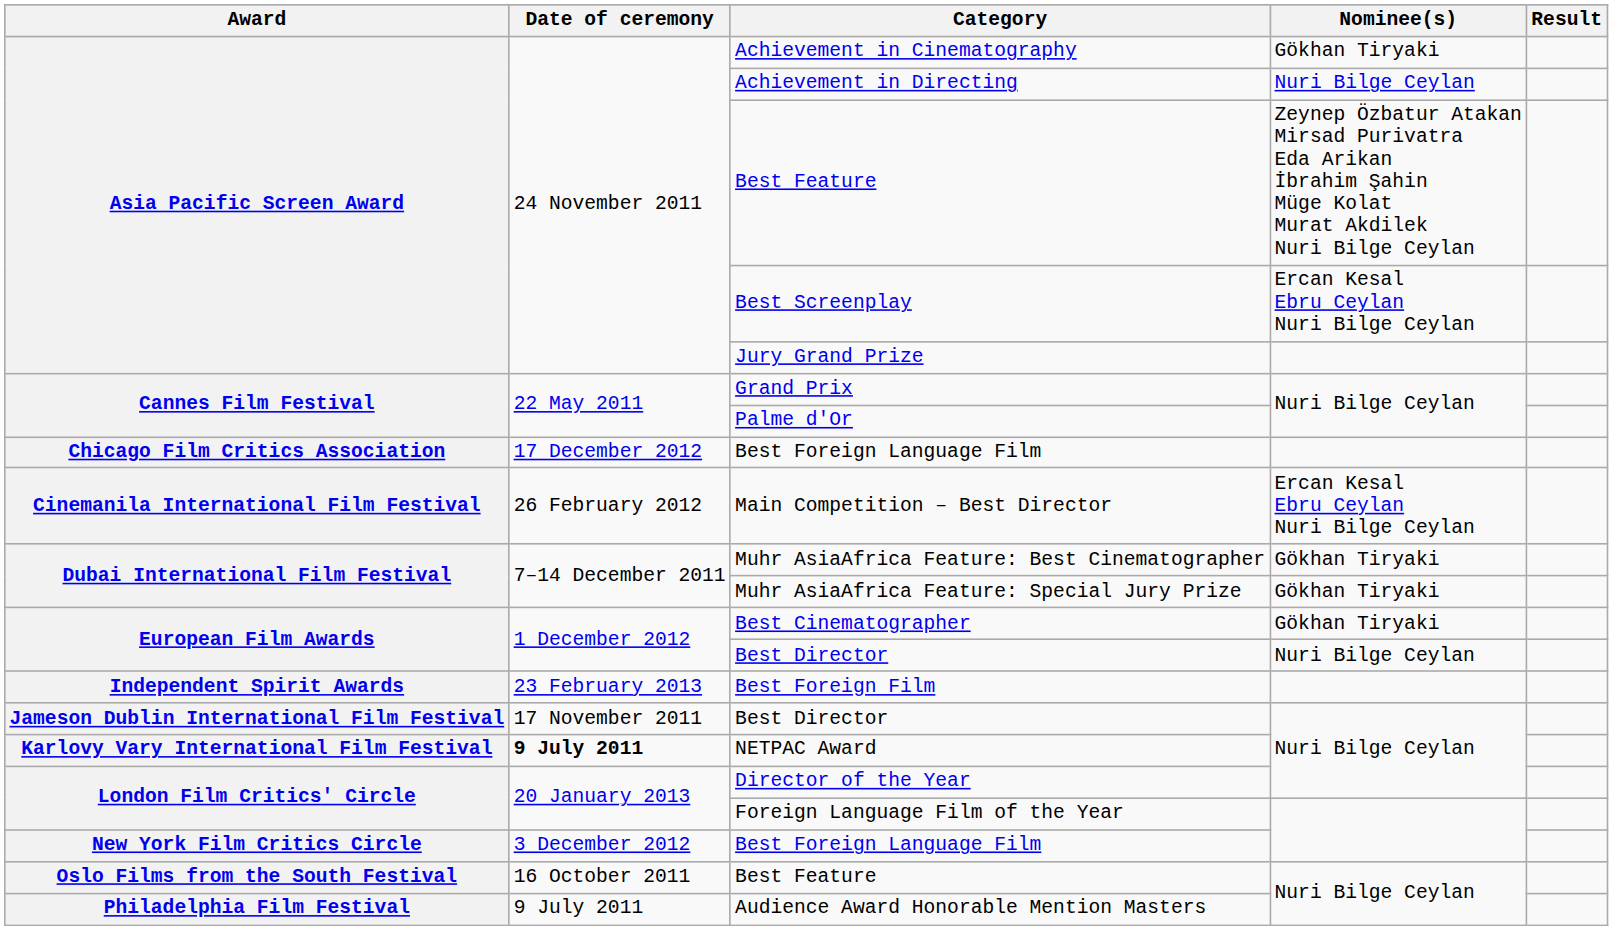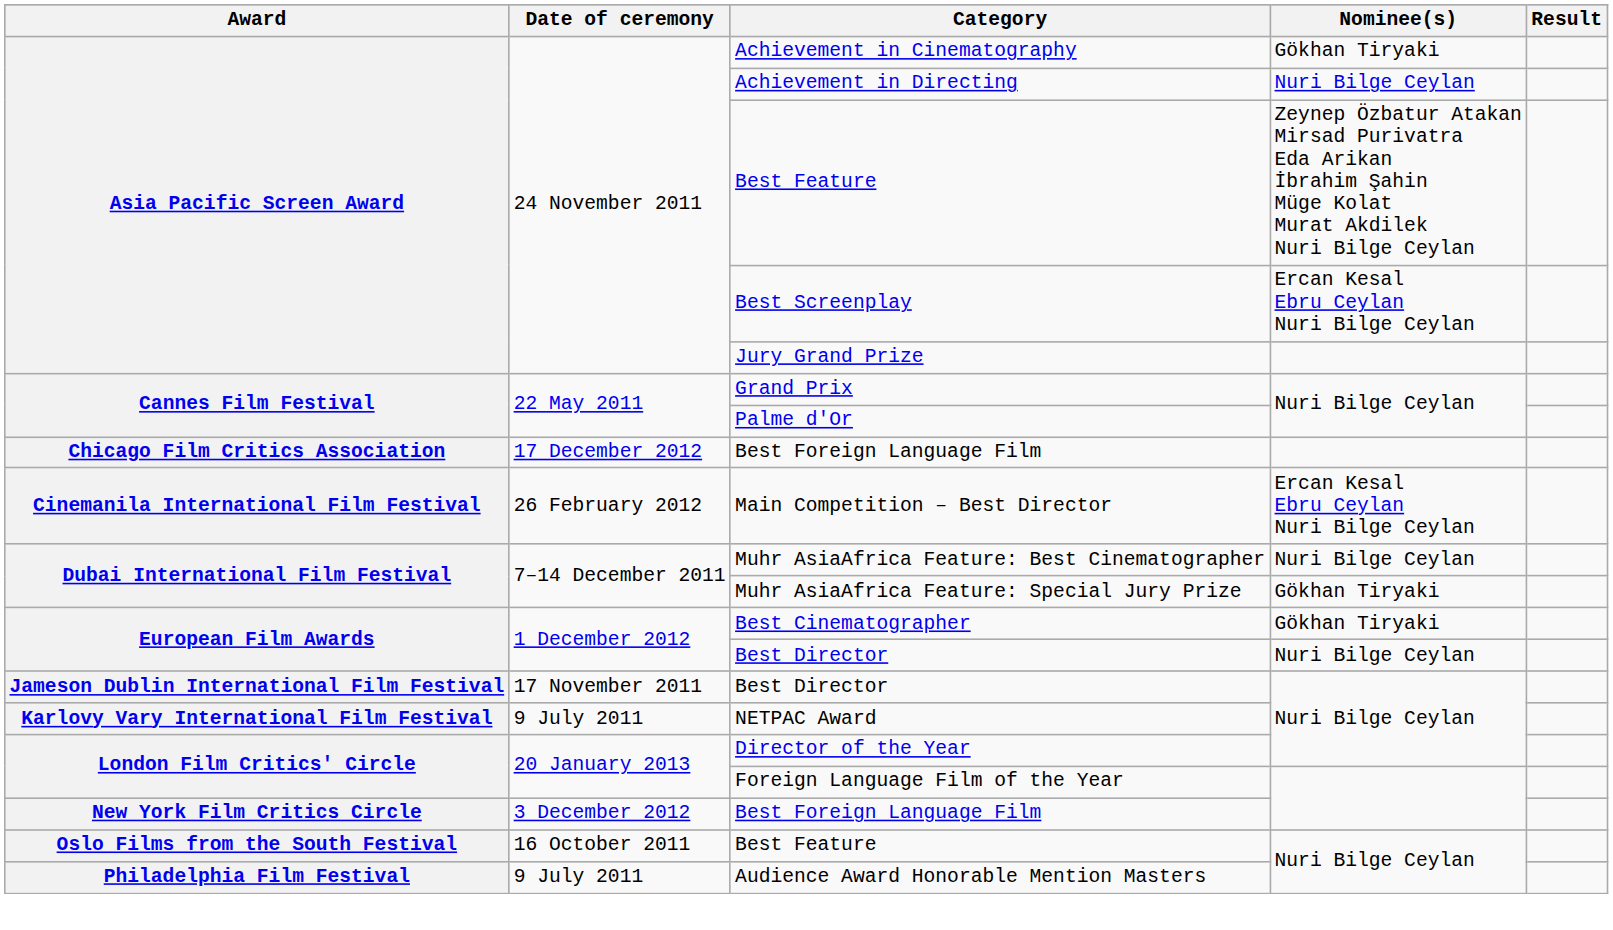(1357, 561) Gökhan Tiryaki -> (1375, 561) Nuri Bilge Ceylan
- row: (257, 687)
(578, 751) bold -> (578, 719) normal
